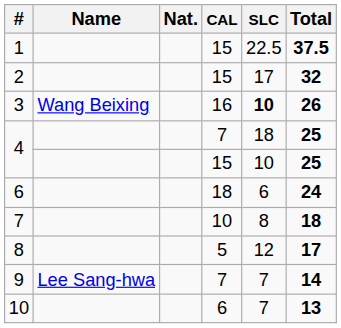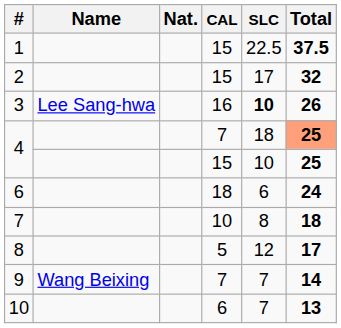(93, 105) Wang Beixing -> (96, 105) Lee Sang-hwa
(311, 134) no background -> (311, 134) lightsalmon background
(96, 279) Lee Sang-hwa -> (93, 279) Wang Beixing
